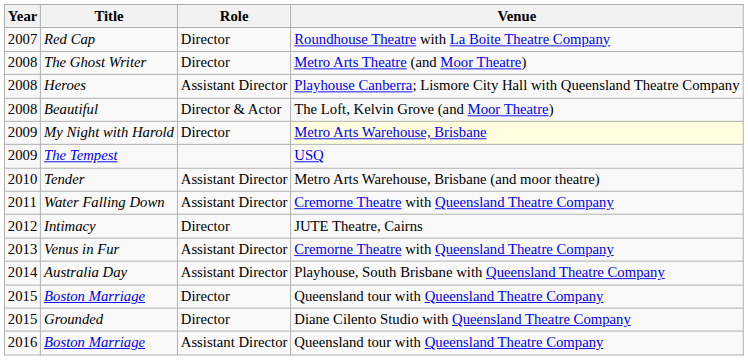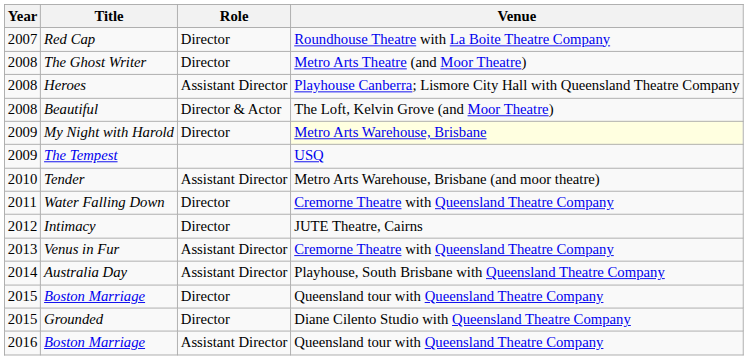(234, 202) Assistant Director -> (205, 202) Director
